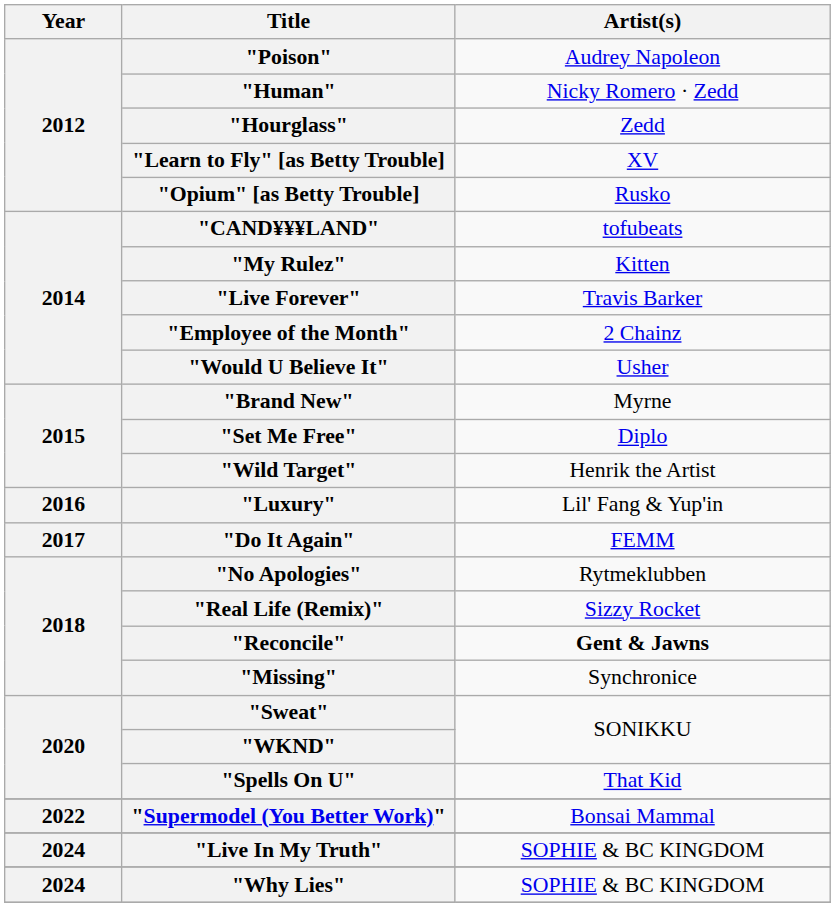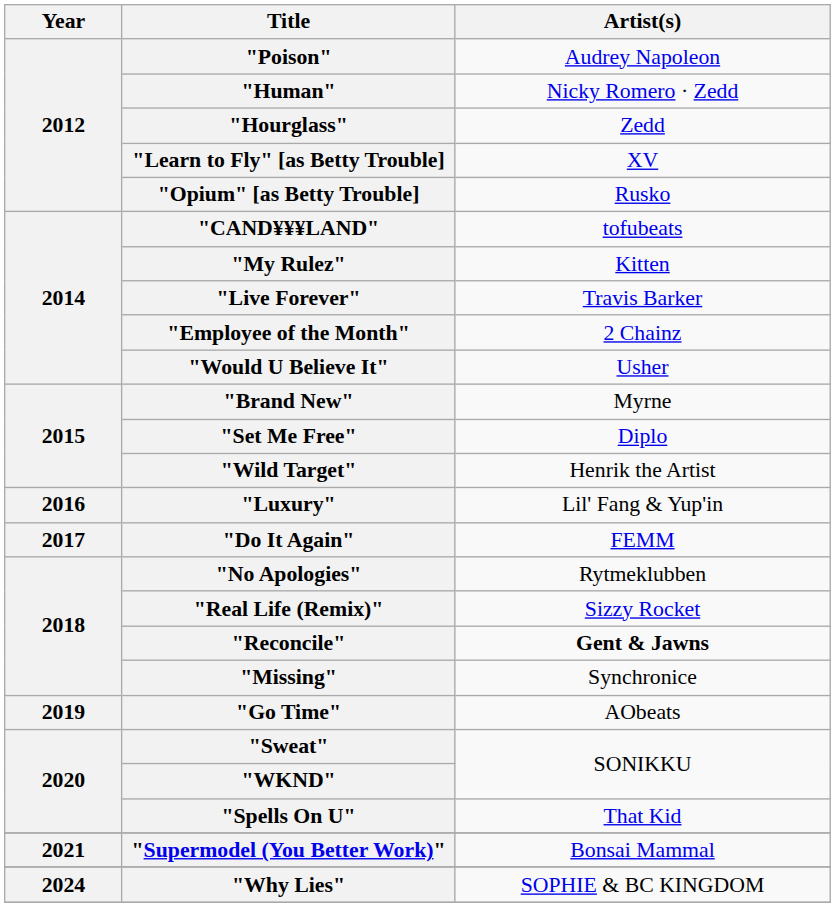+ row: (289, 711)
(63, 815) 2022 -> (63, 849) 2021
- row: (289, 849)
